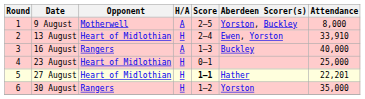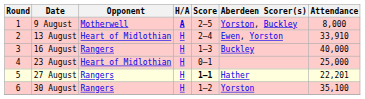(182, 24) normal -> (182, 24) bold
(182, 50) A -> (182, 50) H
(126, 75) Heart of Midlothian -> (97, 75) Rangers
(334, 88) 35,000 -> (334, 88) 35,100
